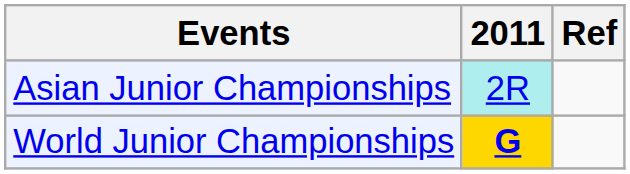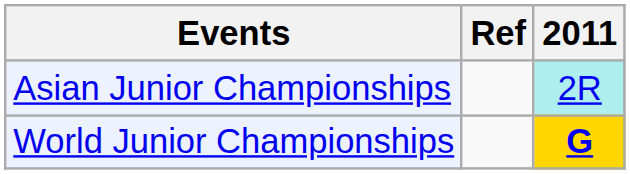columns swapped: (508, 33) <-> (589, 33)
